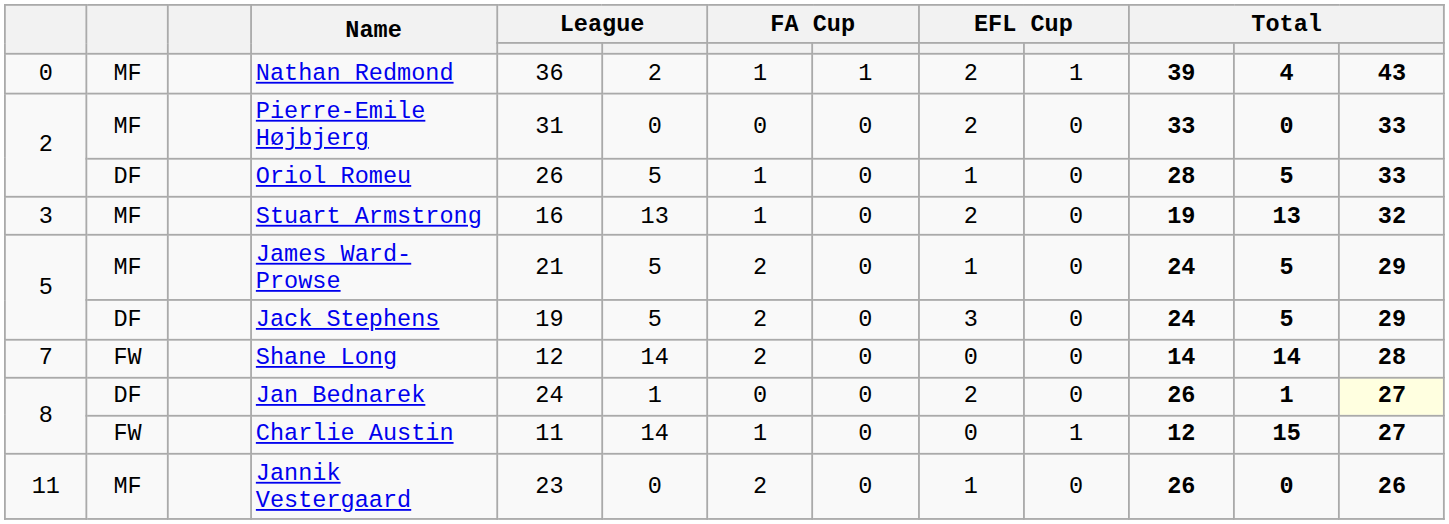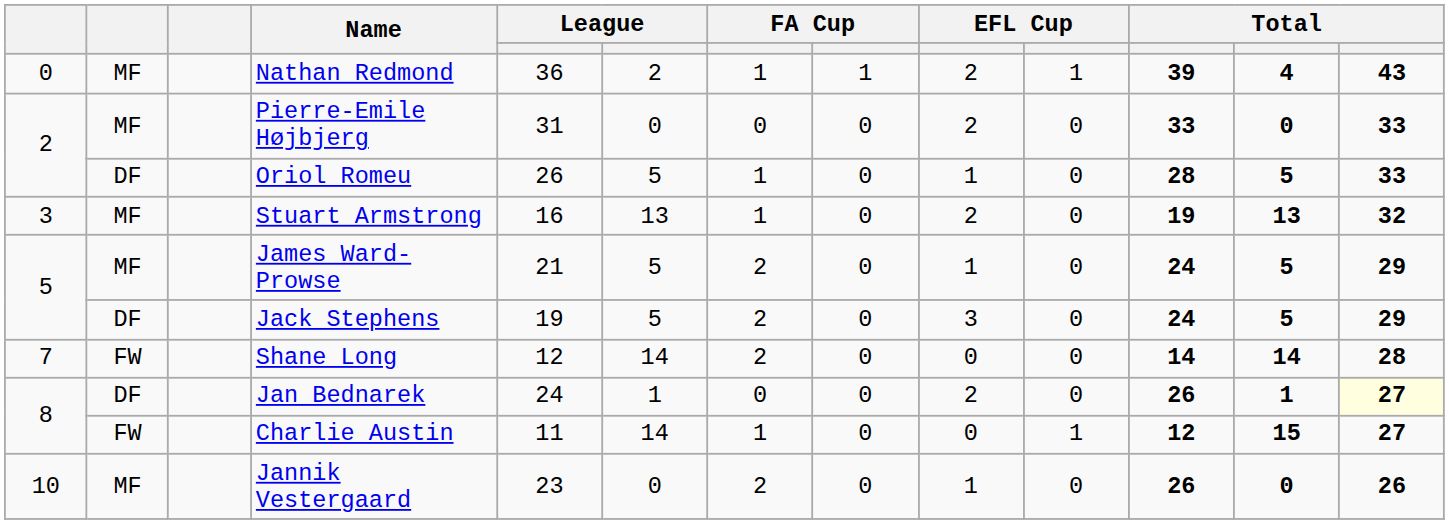(46, 487) 11 -> (46, 487) 10
